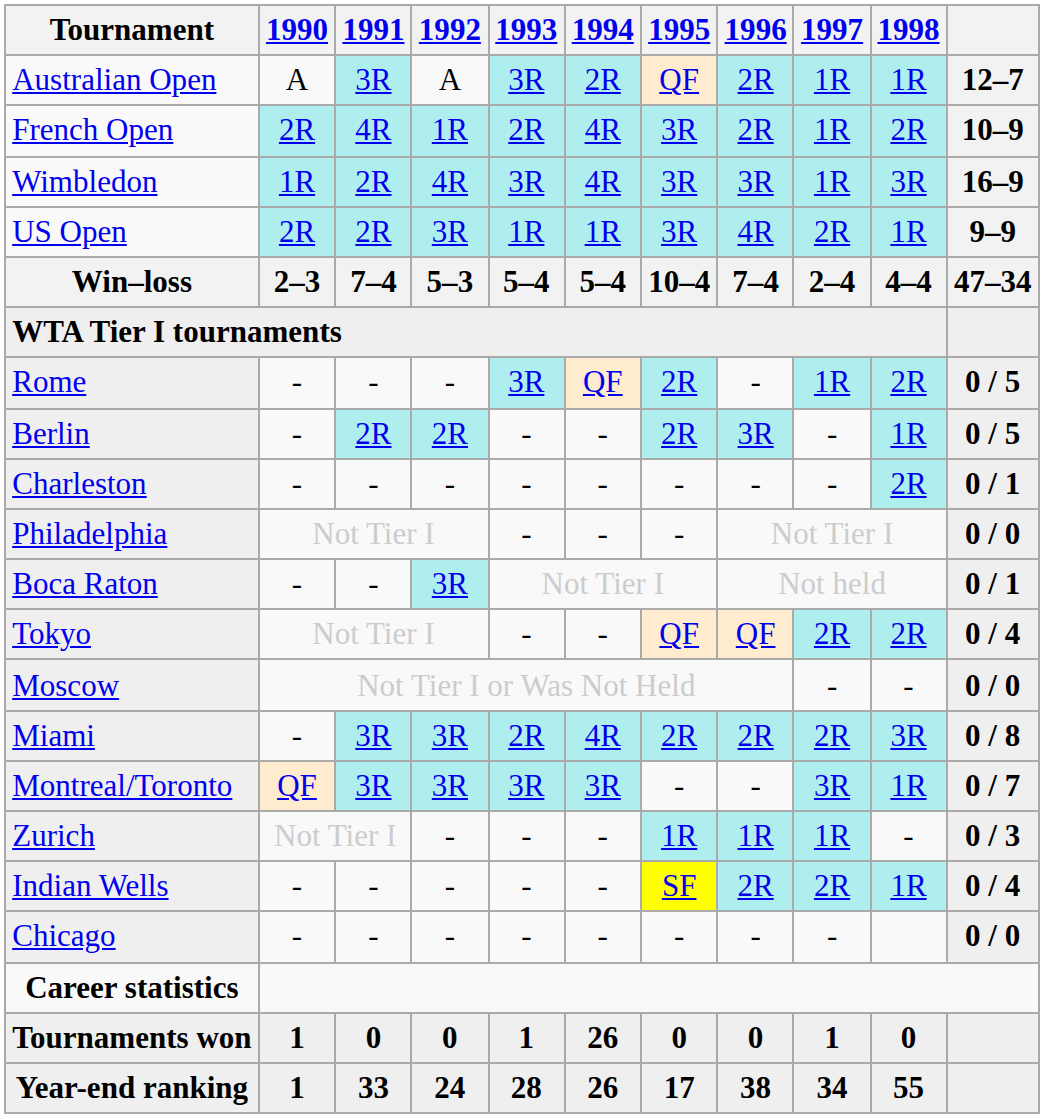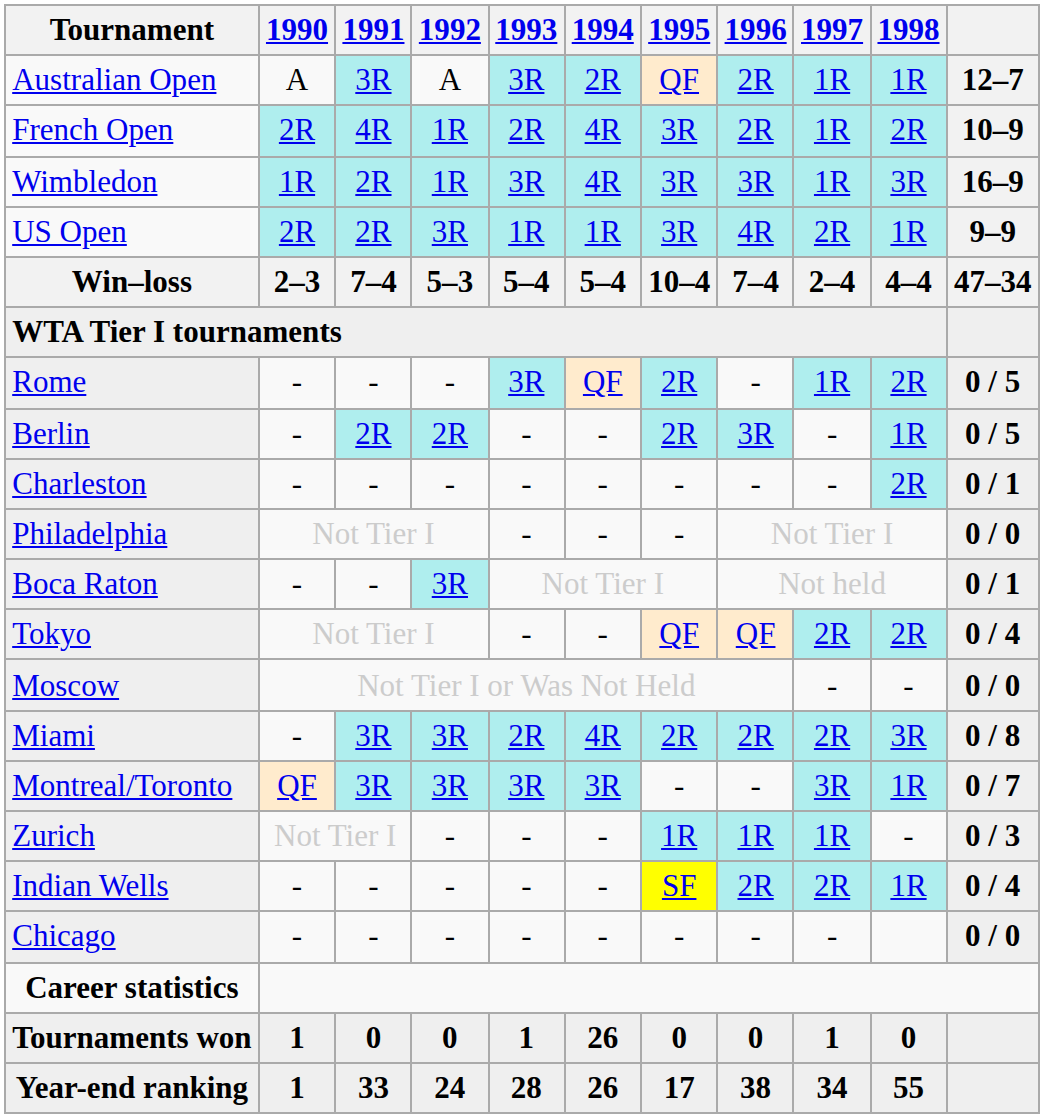(450, 180) 4R -> (450, 180) 1R
